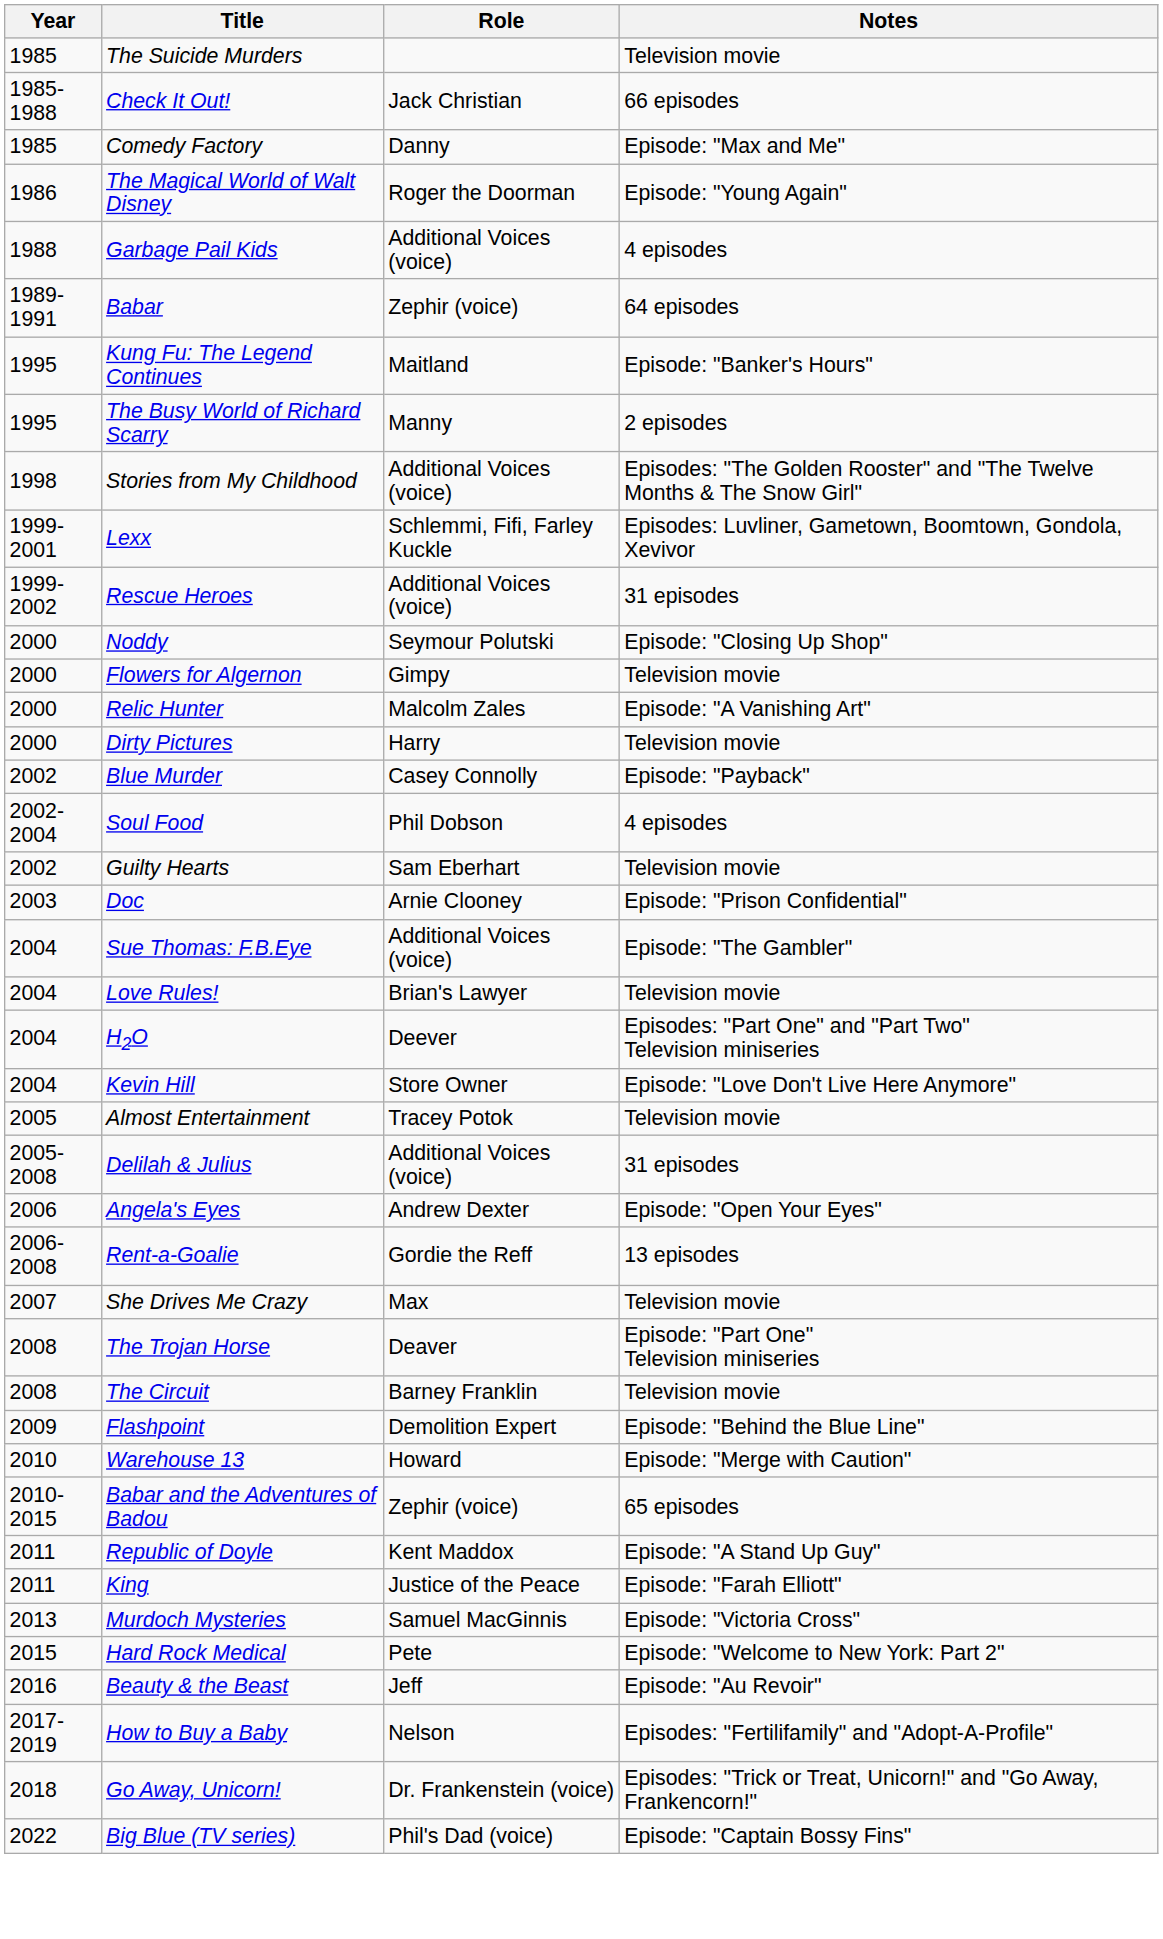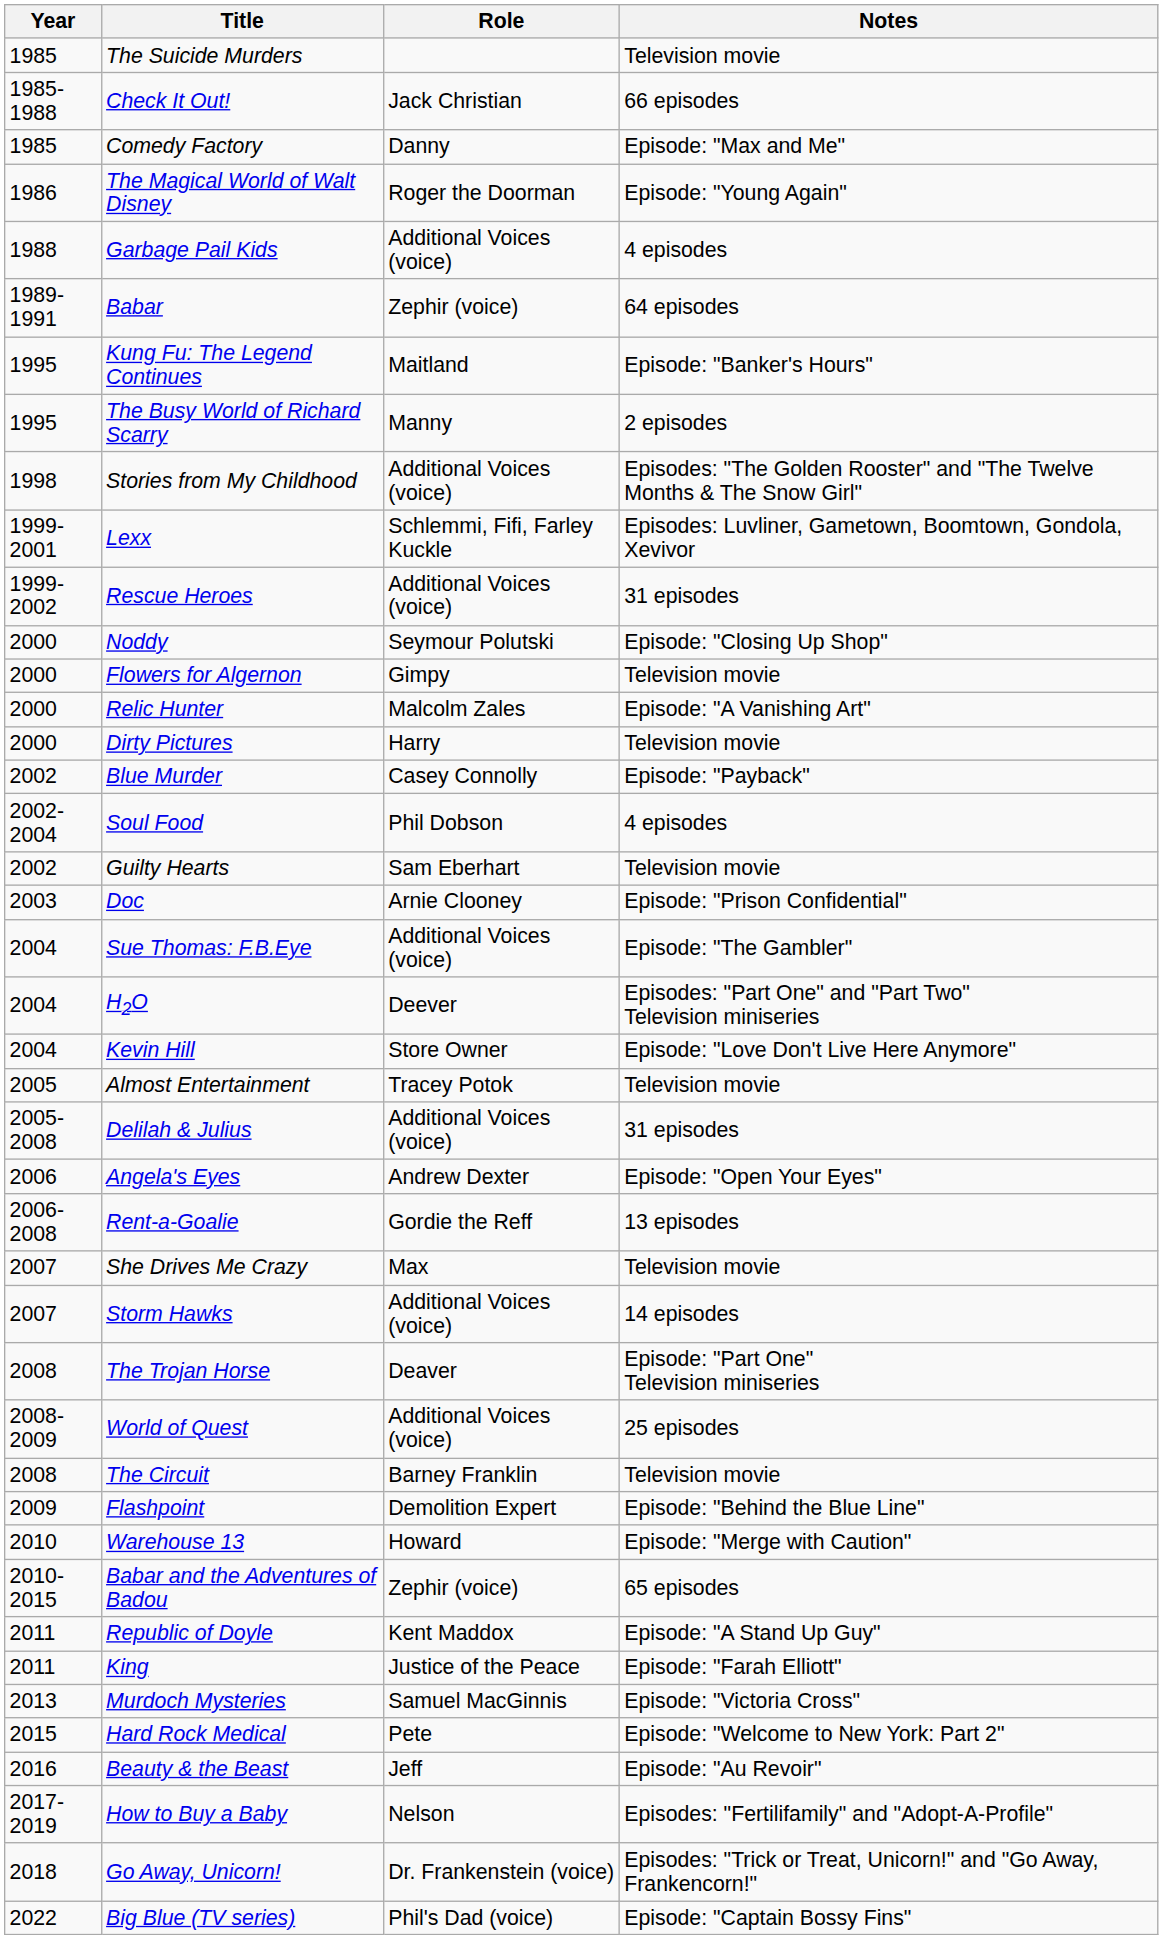- row: (162, 993)
+ row: (169, 1313)
+ row: (177, 1428)
